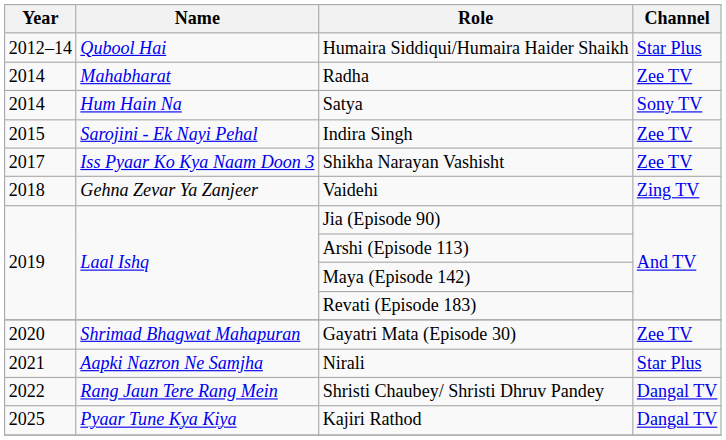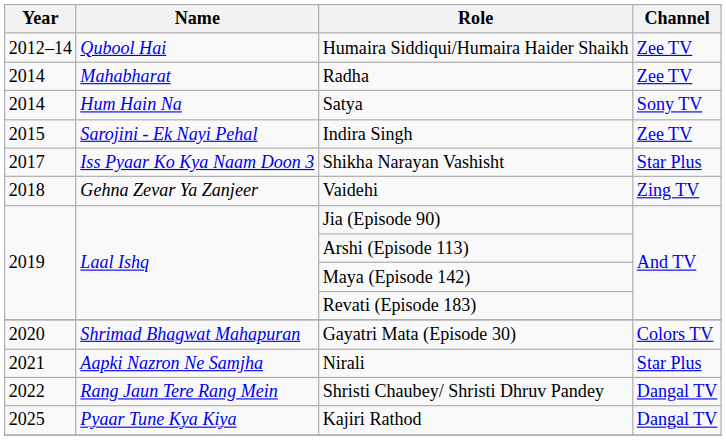(669, 47) Star Plus -> (665, 47) Zee TV
(665, 162) Zee TV -> (669, 162) Star Plus
(665, 334) Zee TV -> (675, 334) Colors TV
